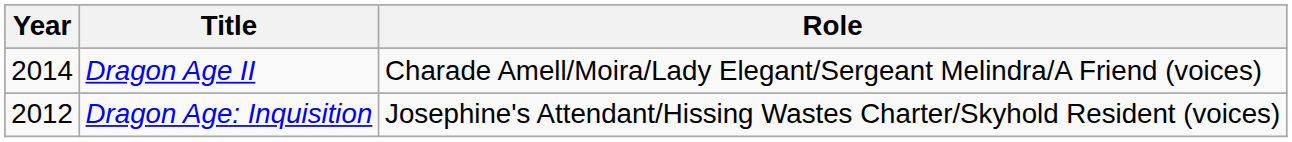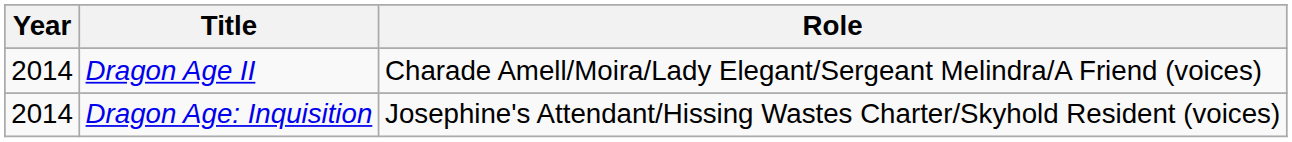(42, 114) 2012 -> (42, 114) 2014
